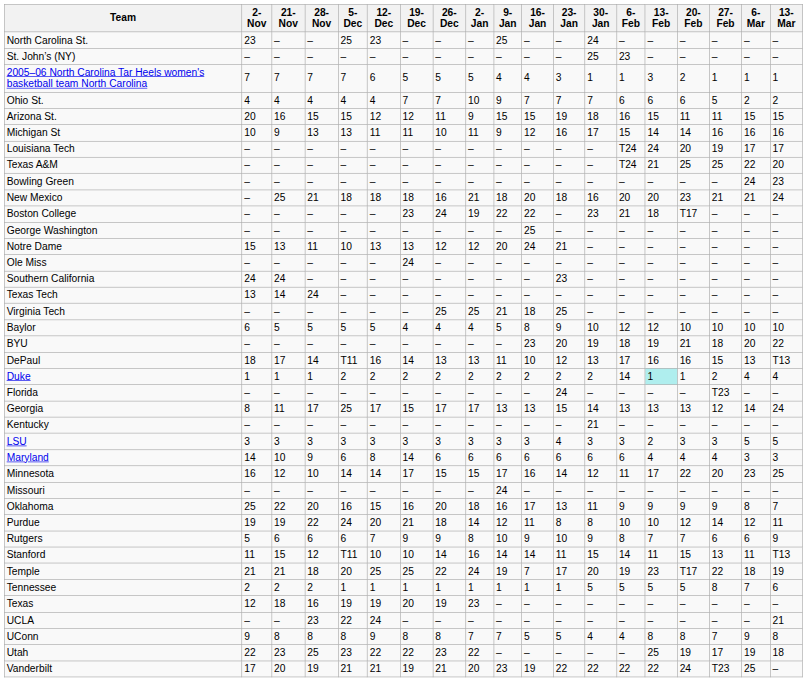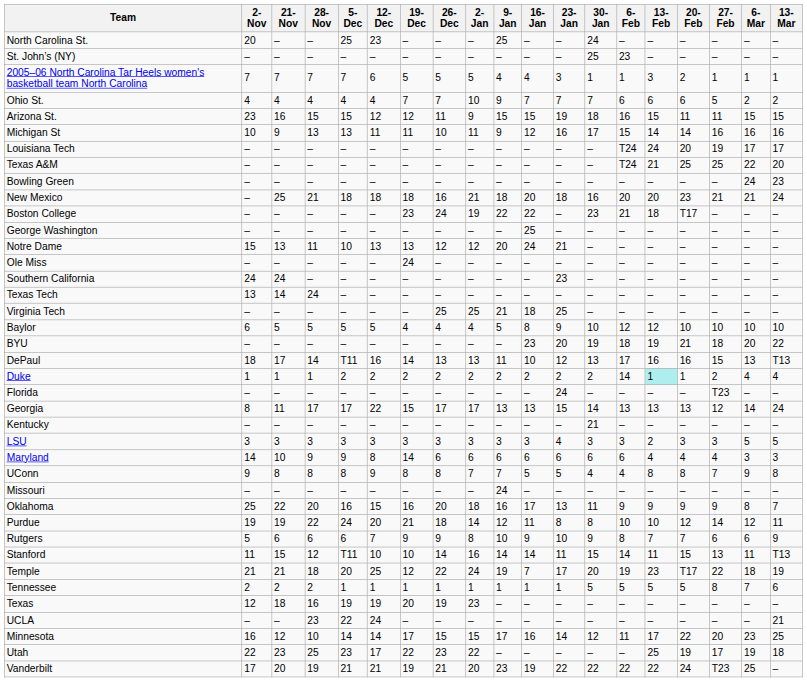(250, 40) 23 -> (250, 40) 20
(250, 116) 20 -> (250, 116) 23
(346, 409) 25 -> (346, 409) 17
(375, 409) 17 -> (375, 409) 22
(343, 457) 6 -> (343, 457) 9
rows swapped: (30, 474) <-> (23, 636)
(408, 571) 25 -> (408, 571) 12
(375, 652) 22 -> (375, 652) 17
